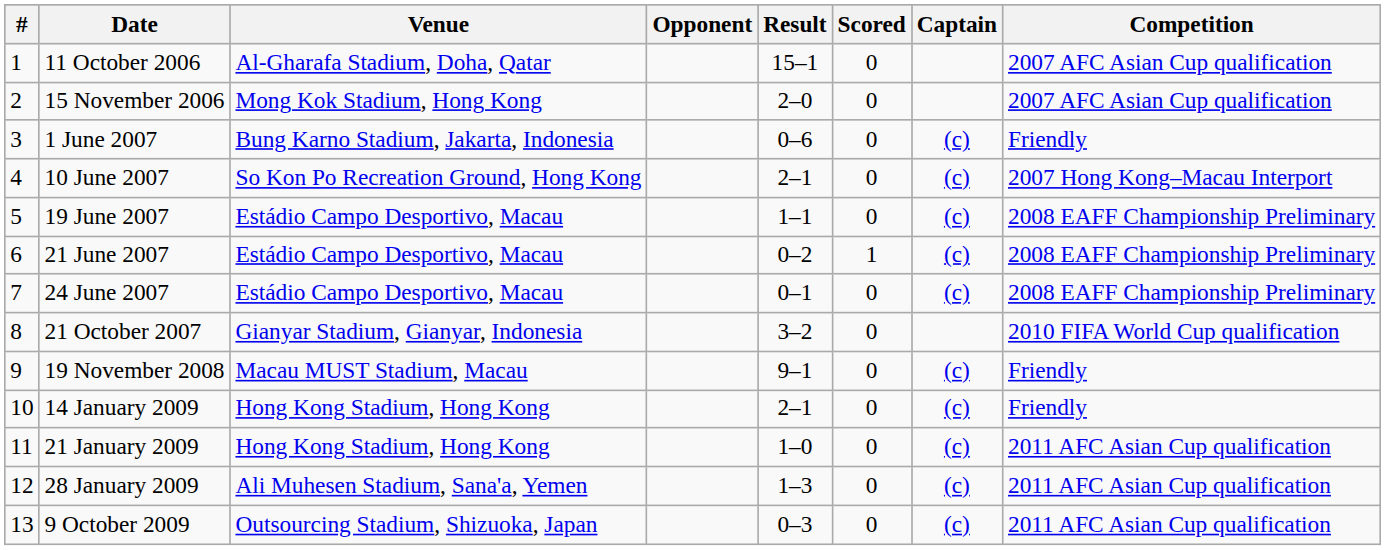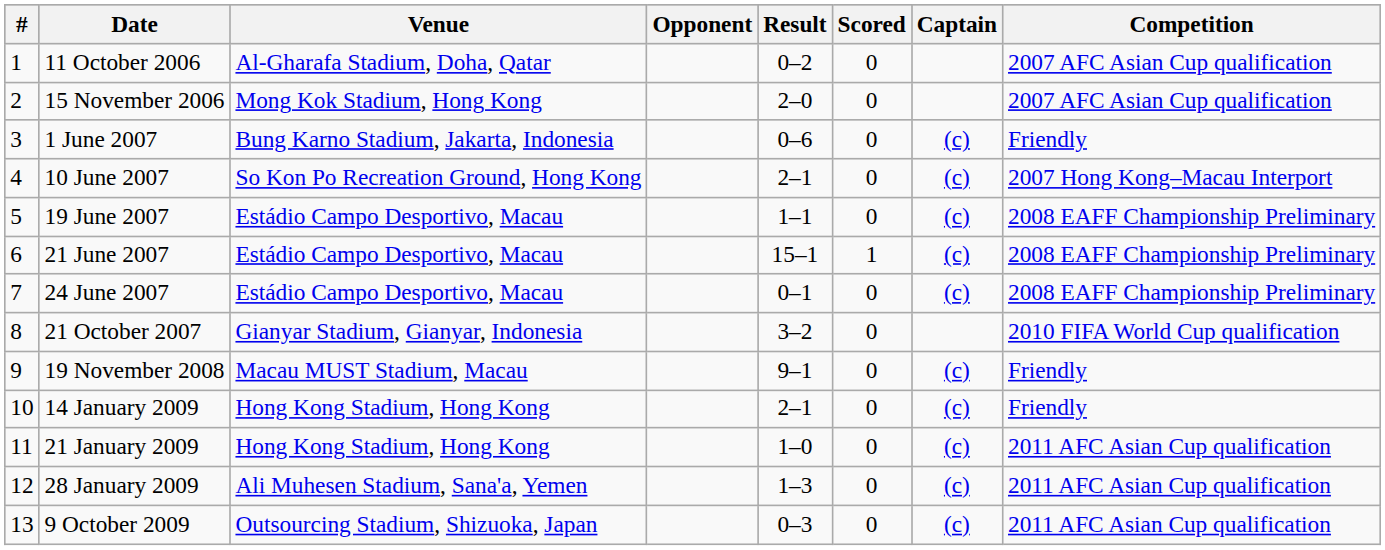(795, 62) 15–1 -> (795, 62) 0–2
(795, 254) 0–2 -> (795, 254) 15–1
